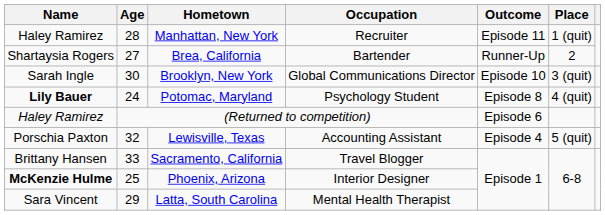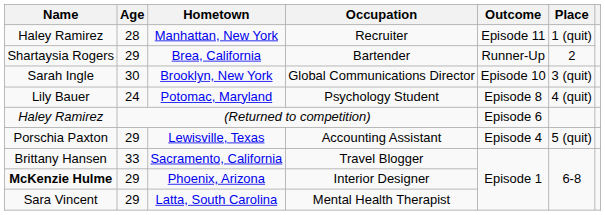(132, 55) 27 -> (132, 55) 29
(61, 96) bold -> (61, 96) normal
(132, 138) 32 -> (132, 138) 29
(132, 179) 25 -> (132, 179) 29
